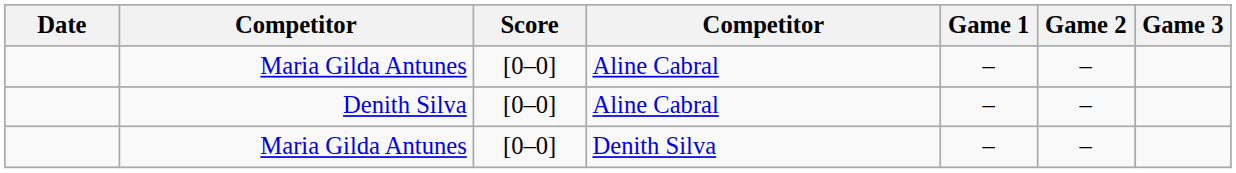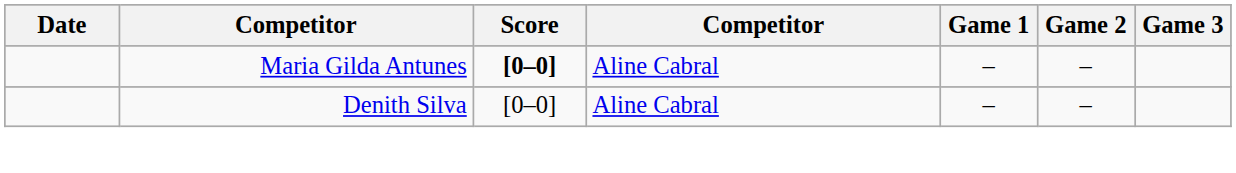(530, 65) normal -> (530, 65) bold
- row: (364, 147)
